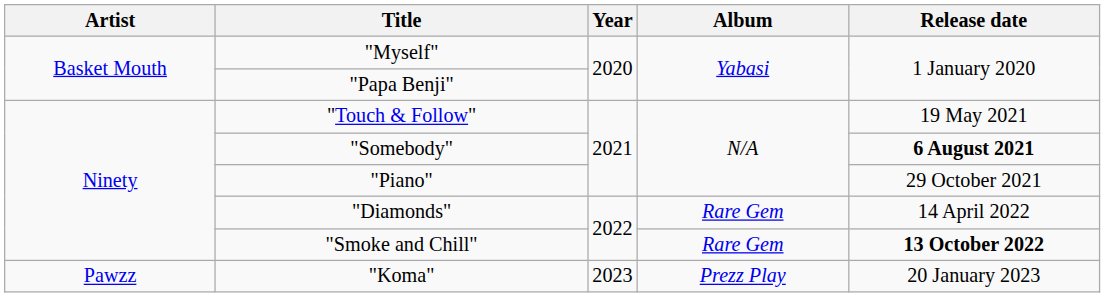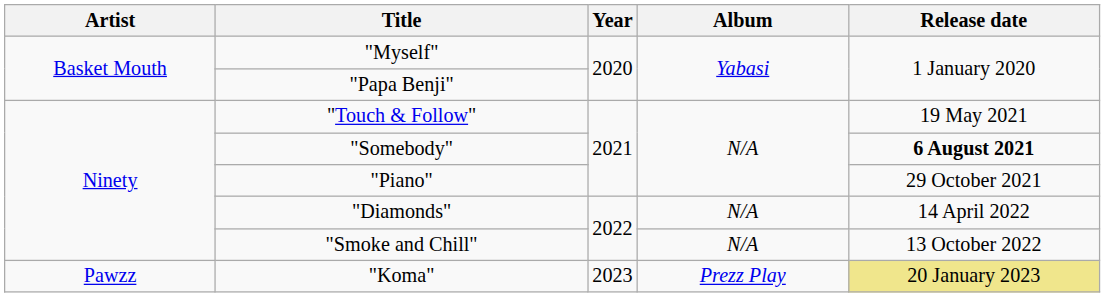(743, 212) Rare Gem -> (743, 212) N/A
(743, 244) Rare Gem -> (743, 244) N/A
(974, 244) bold -> (974, 244) normal
(974, 276) no background -> (974, 276) khaki background
